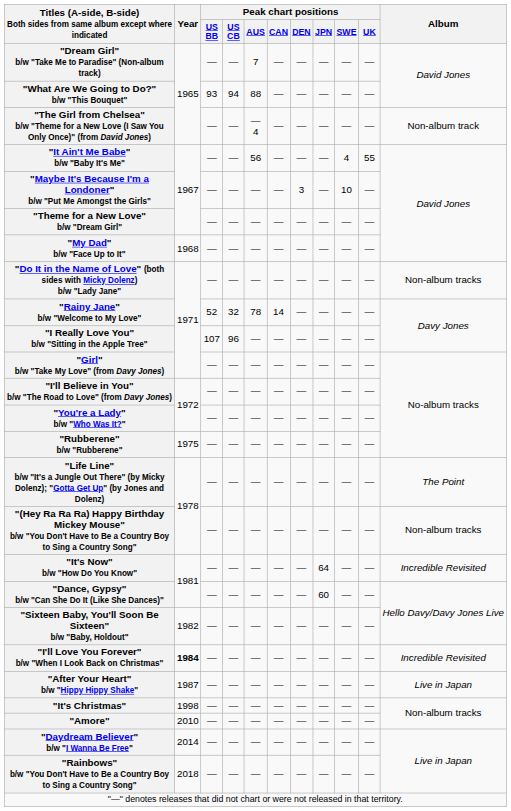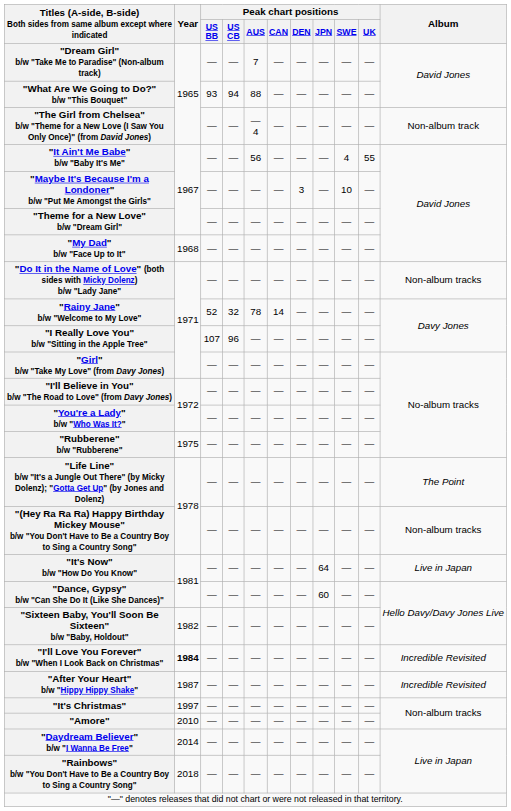(443, 568) Incredible Revisited -> (443, 568) Live in Japan
(443, 684) Live in Japan -> (443, 684) Incredible Revisited
(188, 705) 1998 -> (188, 705) 1997
